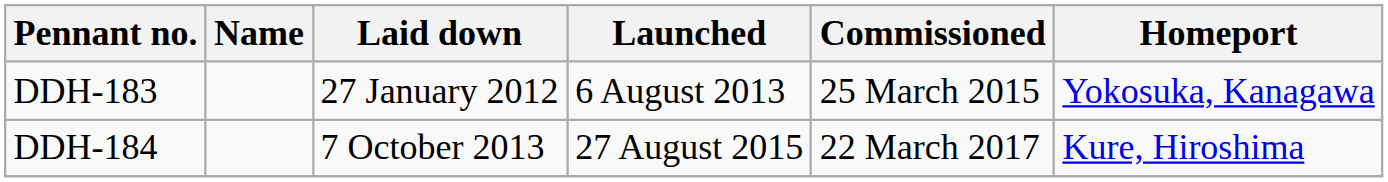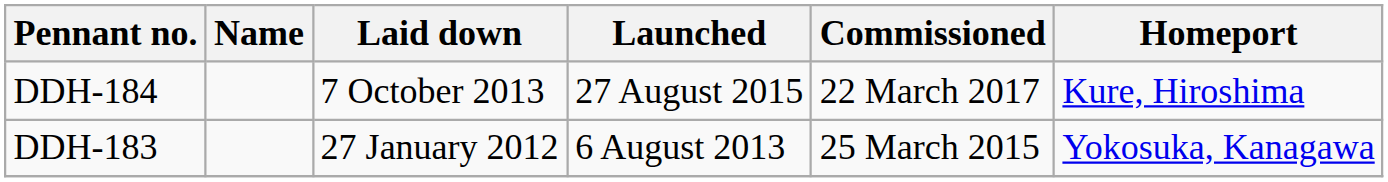rows swapped: (85, 90) <-> (85, 147)
